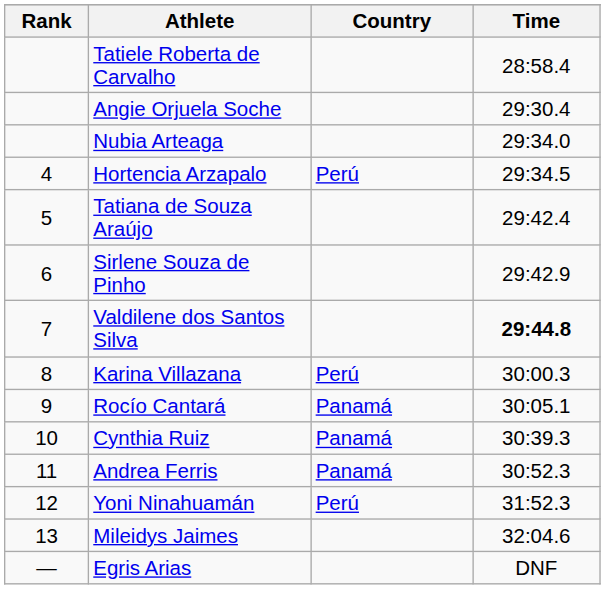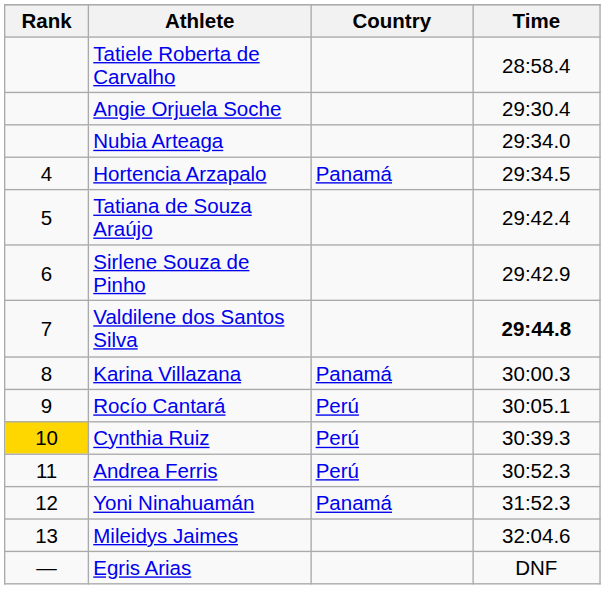(337, 174) Perú -> (354, 174) Panamá
(337, 373) Perú -> (354, 373) Panamá
(354, 405) Panamá -> (337, 405) Perú
(47, 438) no background -> (47, 438) gold background
(354, 438) Panamá -> (337, 438) Perú
(354, 470) Panamá -> (337, 470) Perú
(337, 503) Perú -> (354, 503) Panamá
